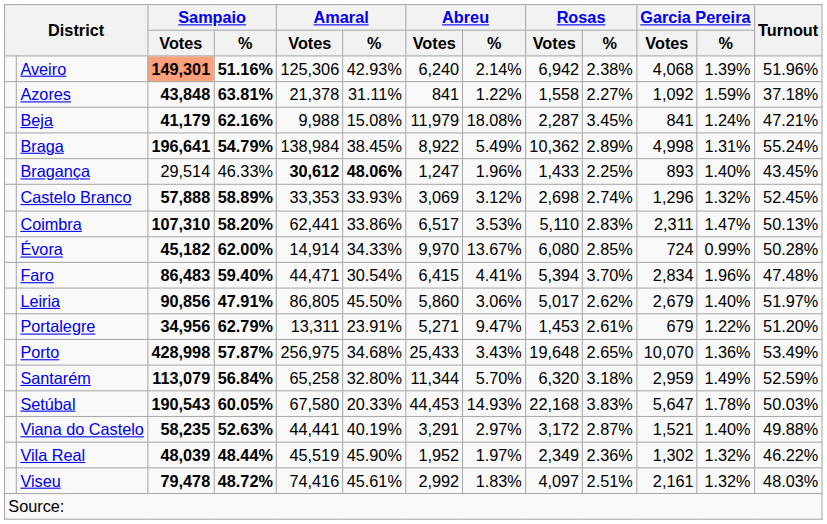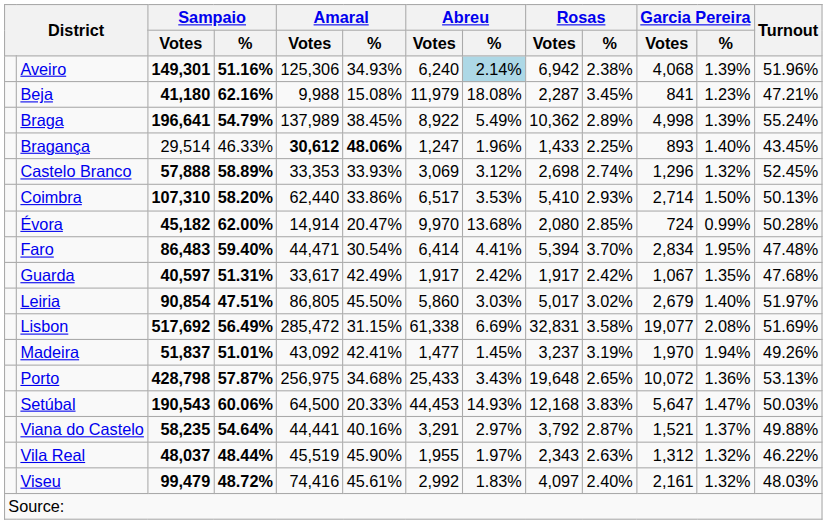(181, 69) lightsalmon background -> (181, 69) no background
(374, 69) 42.93% -> (374, 69) 34.93%
(499, 69) no background -> (499, 69) lightblue background
- row: (46, 95)
(185, 121) 41,179 -> (185, 95) 41,180
(727, 121) 1.24% -> (727, 95) 1.23%
(310, 146) 138,984 -> (310, 121) 137,989
(727, 146) 1.31% -> (727, 121) 1.39%
(314, 224) 62,441 -> (314, 198) 62,440
(559, 224) 5,110 -> (559, 198) 5,410
(610, 224) 2.83% -> (610, 198) 2.93%
(674, 224) 2,311 -> (673, 198) 2,714
(727, 224) 1.47% -> (727, 198) 1.50%
(374, 249) 34.33% -> (374, 224) 20.47%
(494, 249) 13.67% -> (494, 224) 13.68%
(559, 249) 6,080 -> (559, 224) 2,080
(439, 275) 6,415 -> (439, 249) 6,414
(727, 275) 1.96% -> (727, 249) 1.95%
+ row: (48, 275)
(185, 301) 90,856 -> (185, 301) 90,854
(245, 301) 47.91% -> (245, 301) 47.51%
(499, 301) 3.06% -> (499, 301) 3.03%
(610, 301) 2.62% -> (610, 301) 3.02%
+ row: (44, 327)
+ row: (50, 352)
- row: (58, 327)
(181, 352) 428,998 -> (181, 378) 428,798
(669, 352) 10,070 -> (669, 378) 10,072
(791, 352) 53.49% -> (791, 378) 53.13%
- row: (56, 378)
(245, 404) 60.05% -> (245, 404) 60.06%
(314, 404) 67,580 -> (314, 404) 64,500
(554, 404) 22,168 -> (554, 404) 12,168
(727, 404) 1.78% -> (727, 404) 1.47%
(245, 430) 52.63% -> (245, 430) 54.64%
(374, 430) 40.19% -> (374, 430) 40.16%
(559, 430) 3,172 -> (559, 430) 3,792
(727, 430) 1.40% -> (727, 430) 1.37%
(185, 455) 48,039 -> (185, 455) 48,037
(439, 455) 1,952 -> (439, 455) 1,955
(559, 455) 2,349 -> (559, 455) 2,343
(610, 455) 2.36% -> (610, 455) 2.63%
(673, 455) 1,302 -> (673, 455) 1,312
(185, 481) 79,478 -> (185, 481) 99,479
(610, 481) 2.51% -> (610, 481) 2.40%
